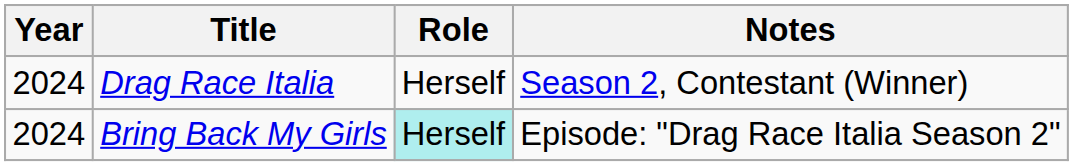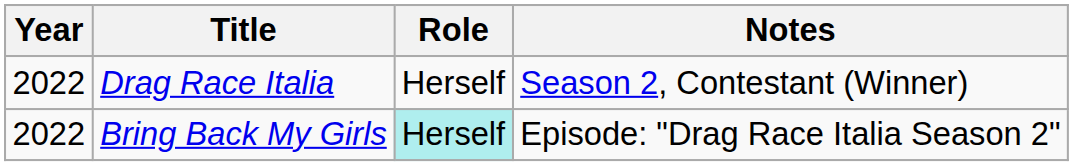(49, 82) 2024 -> (49, 82) 2022
(49, 133) 2024 -> (49, 133) 2022
